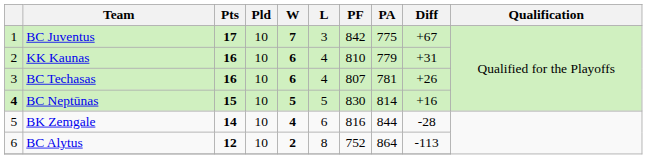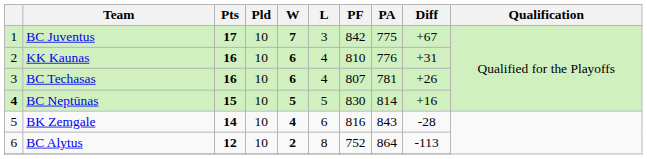(387, 57) 779 -> (387, 57) 776
(387, 121) 844 -> (387, 121) 843
